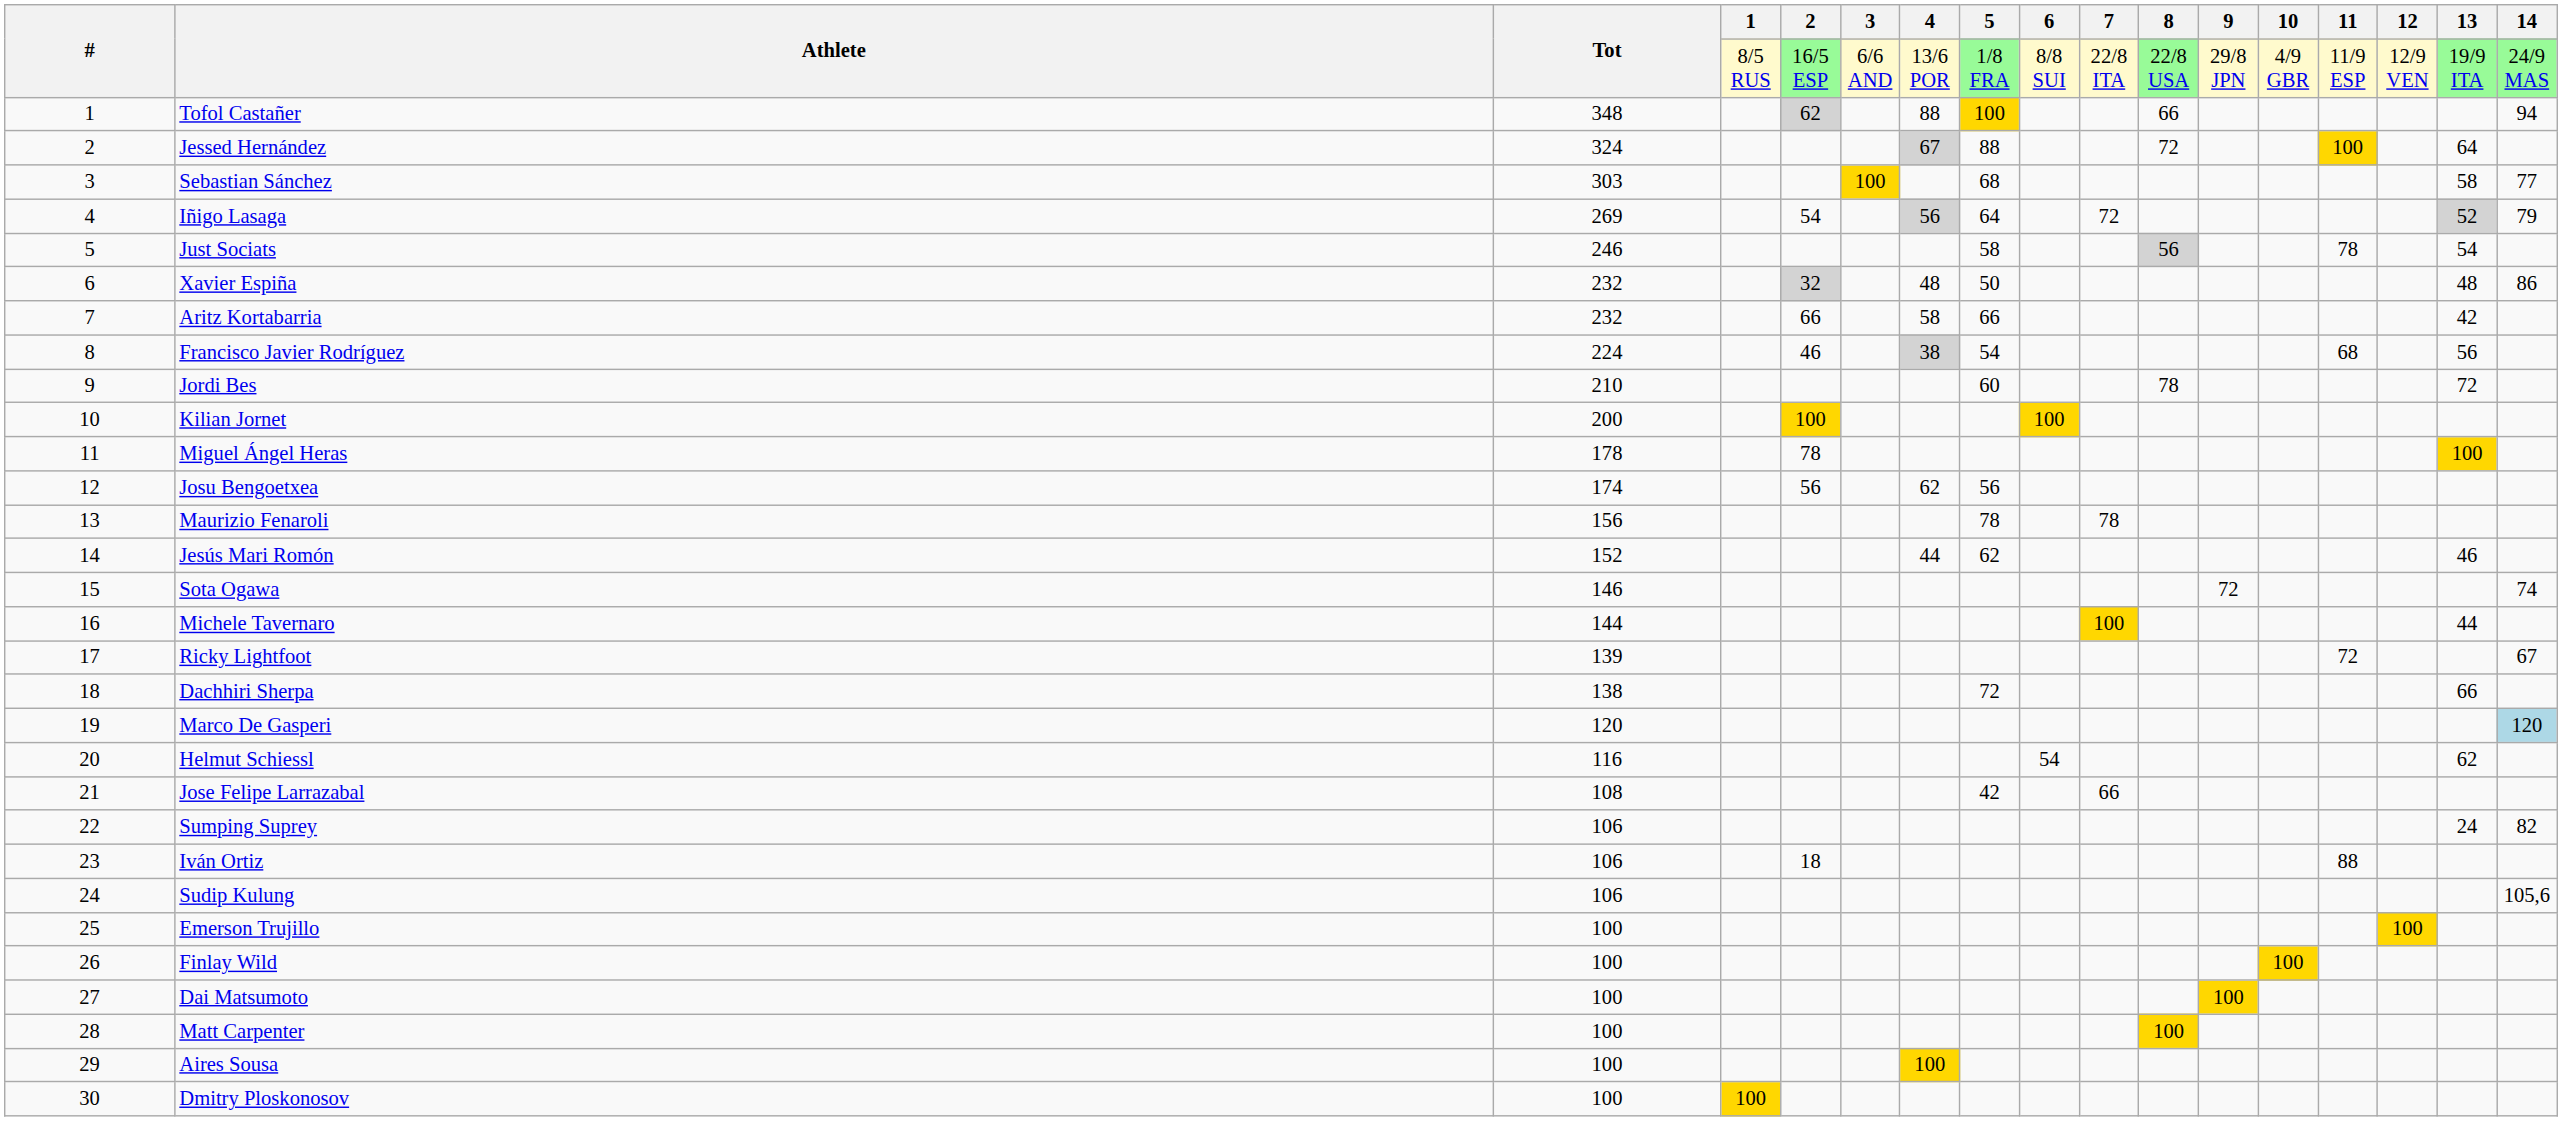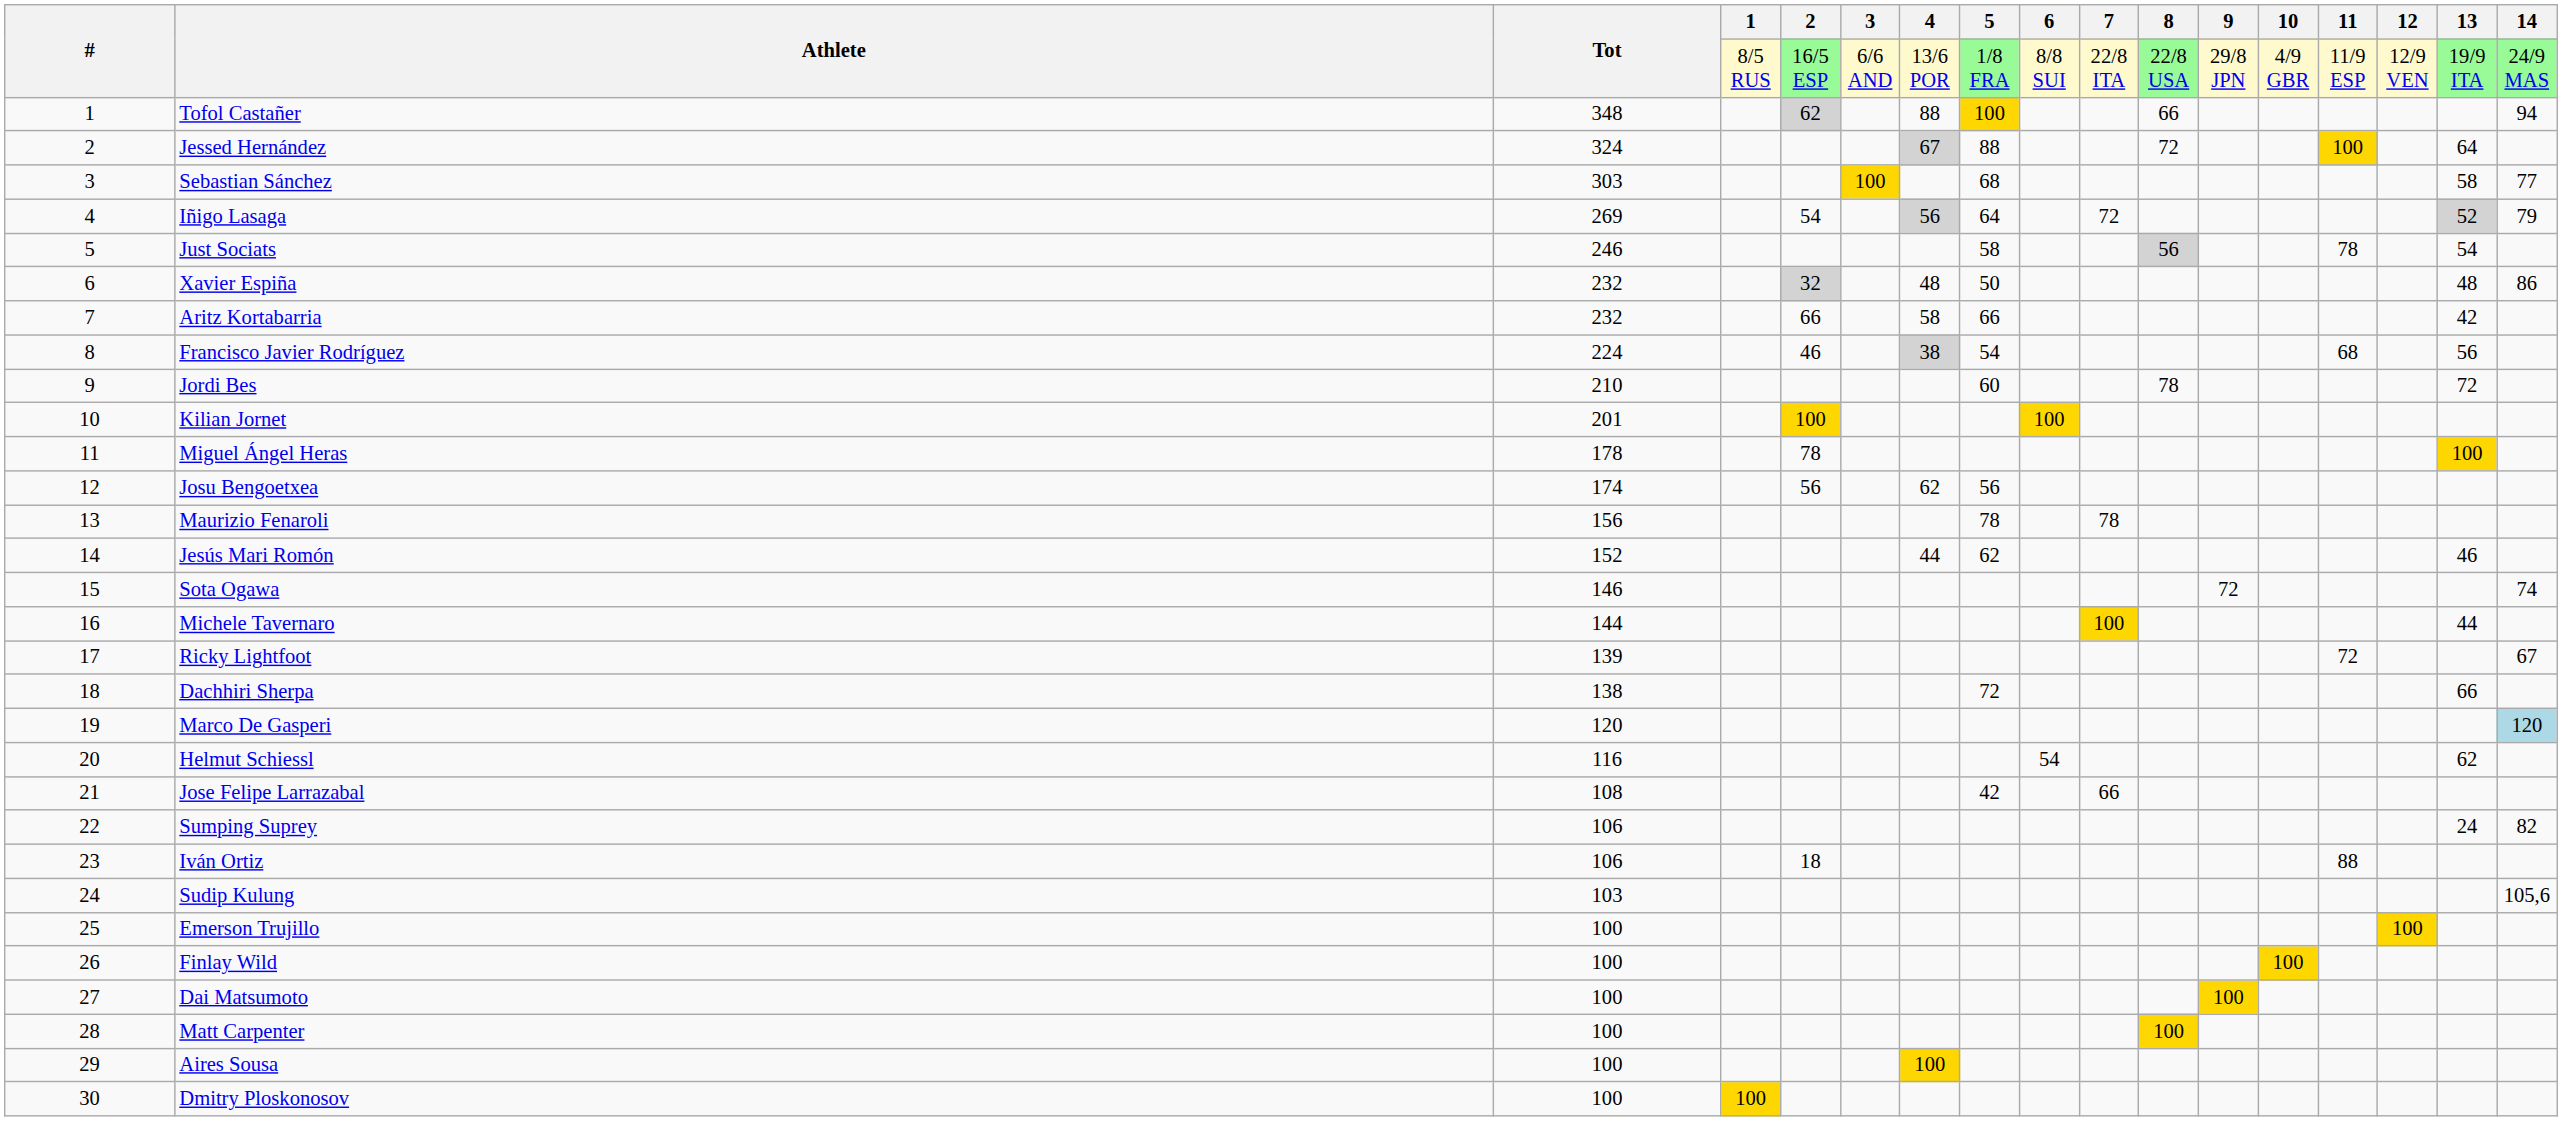(1607, 419) 200 -> (1607, 419) 201
(1607, 895) 106 -> (1607, 895) 103
